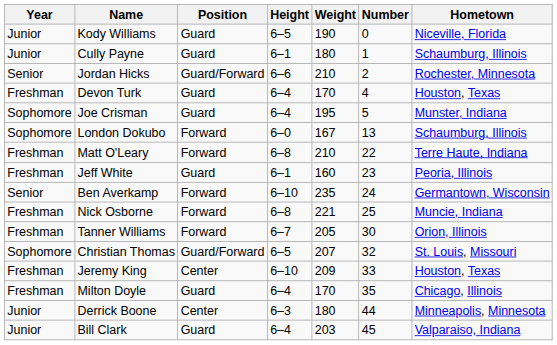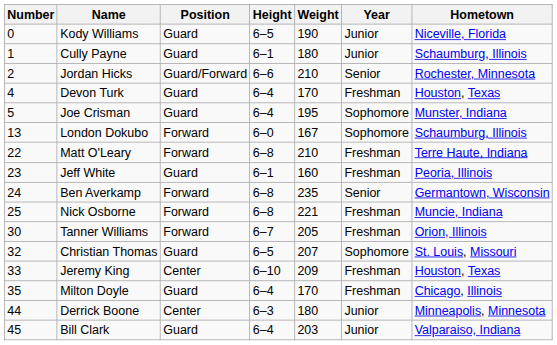columns swapped: (385, 14) <-> (39, 14)
(284, 192) 6–10 -> (263, 192) 6–8
(223, 251) Guard/Forward -> (181, 251) Guard
